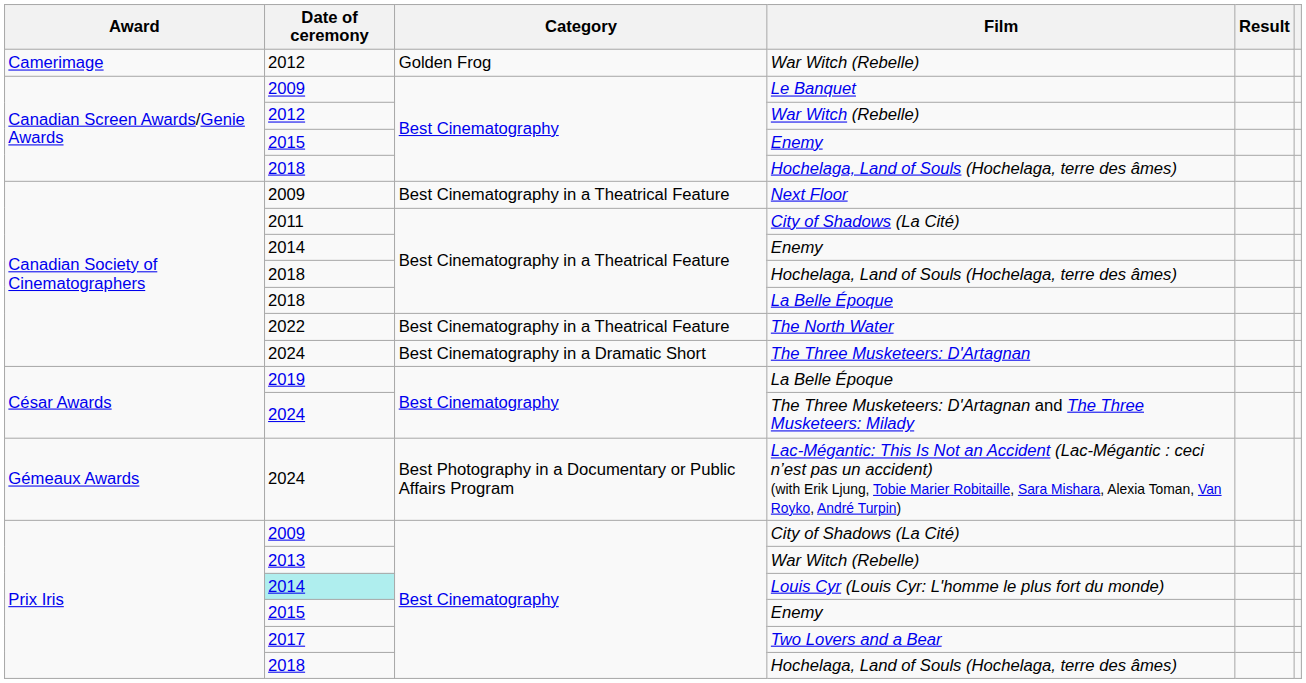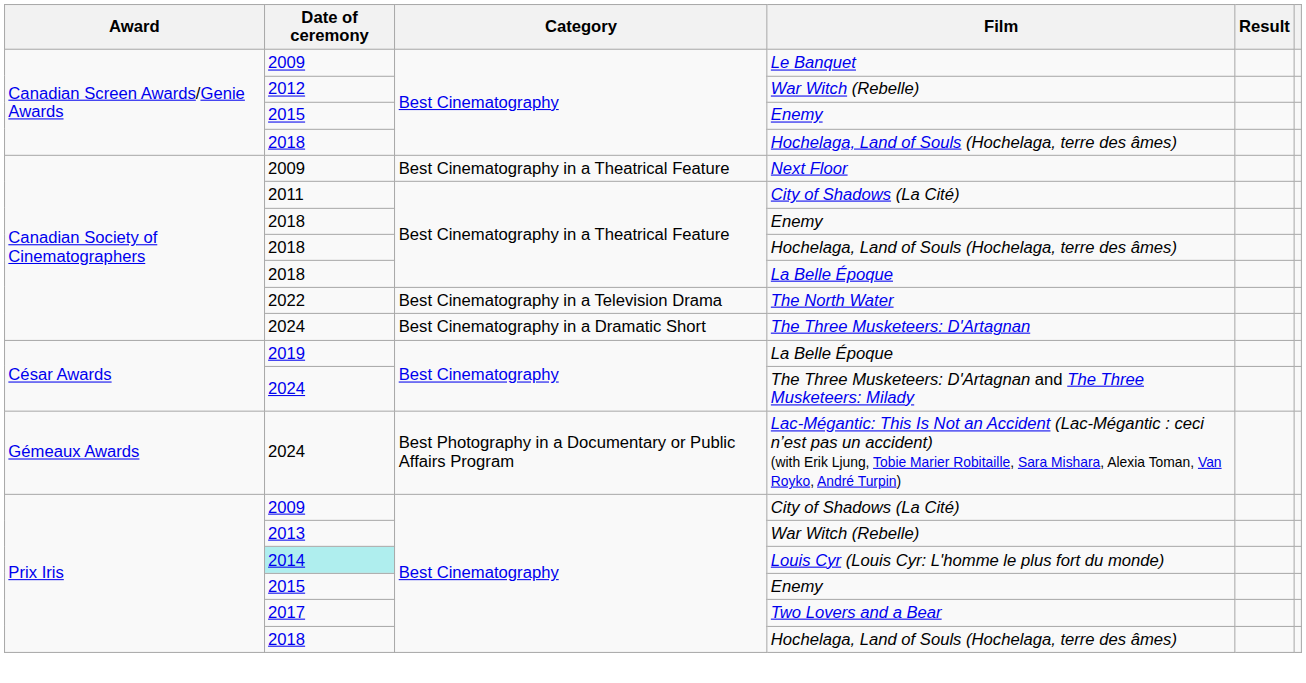- row: (56, 62)
(287, 247) 2014 -> (287, 221) 2018
(564, 326) Best Cinematography in a Theatrical Feature -> (560, 300) Best Cinematography in a Television Drama
